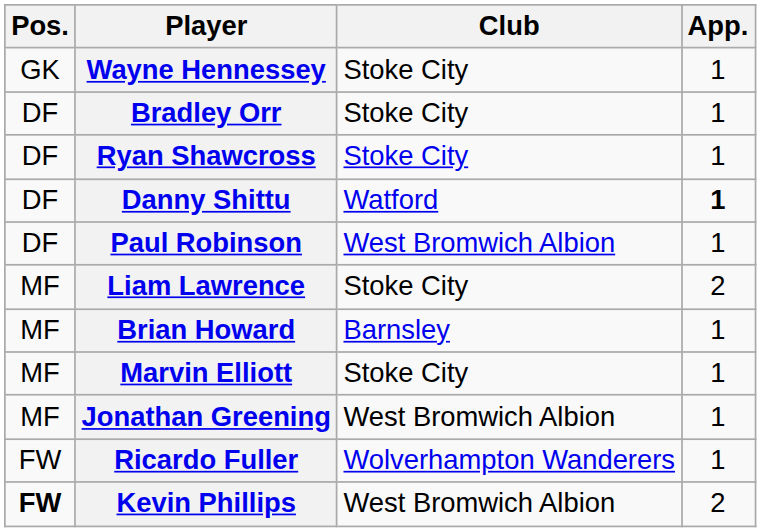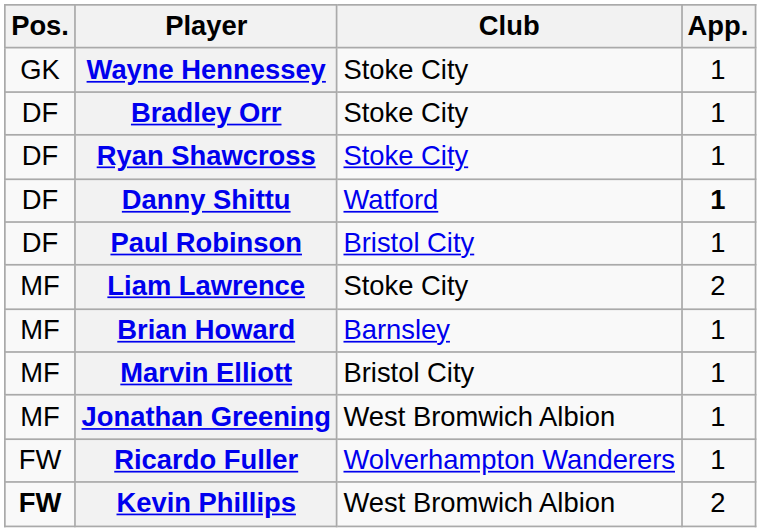(479, 243) West Bromwich Albion -> (409, 243) Bristol City
(406, 373) Stoke City -> (409, 373) Bristol City
